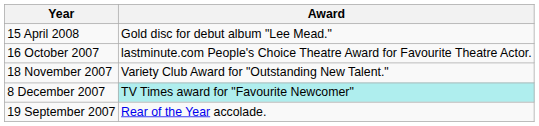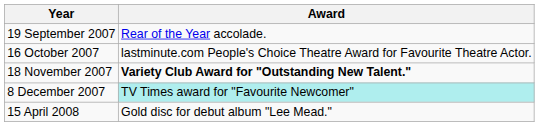rows swapped: (61, 111) <-> (43, 33)
(255, 72) normal -> (266, 72) bold
